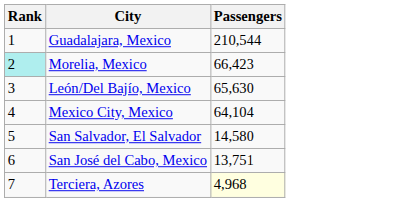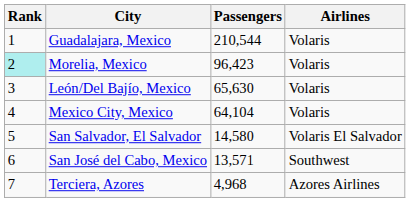+ column: (345, 16)
(234, 64) 66,423 -> (234, 64) 96,423
(234, 161) 13,751 -> (234, 161) 13,571
(230, 185) lightyellow background -> (230, 185) no background
